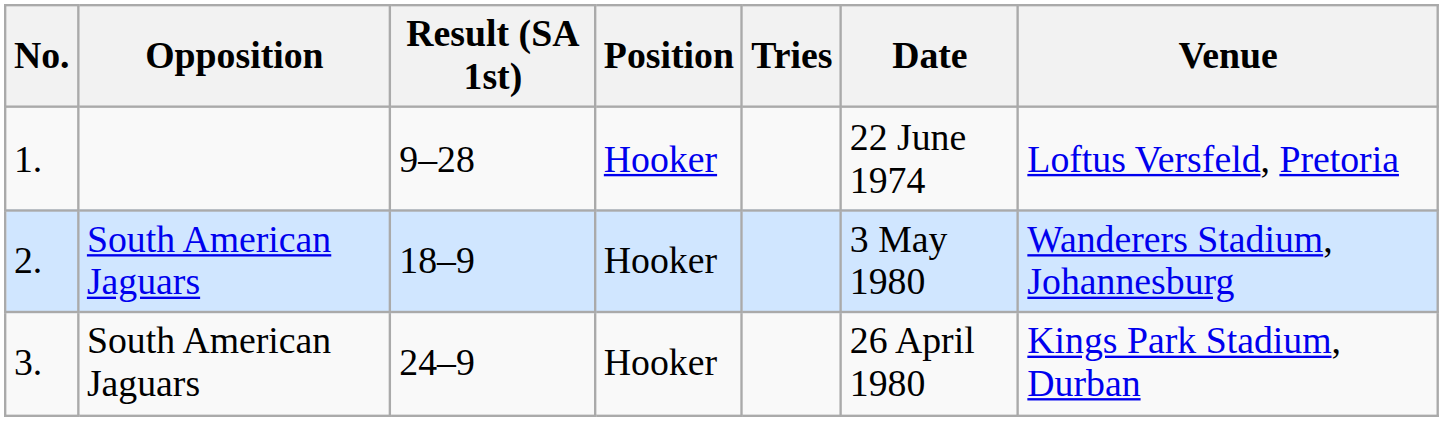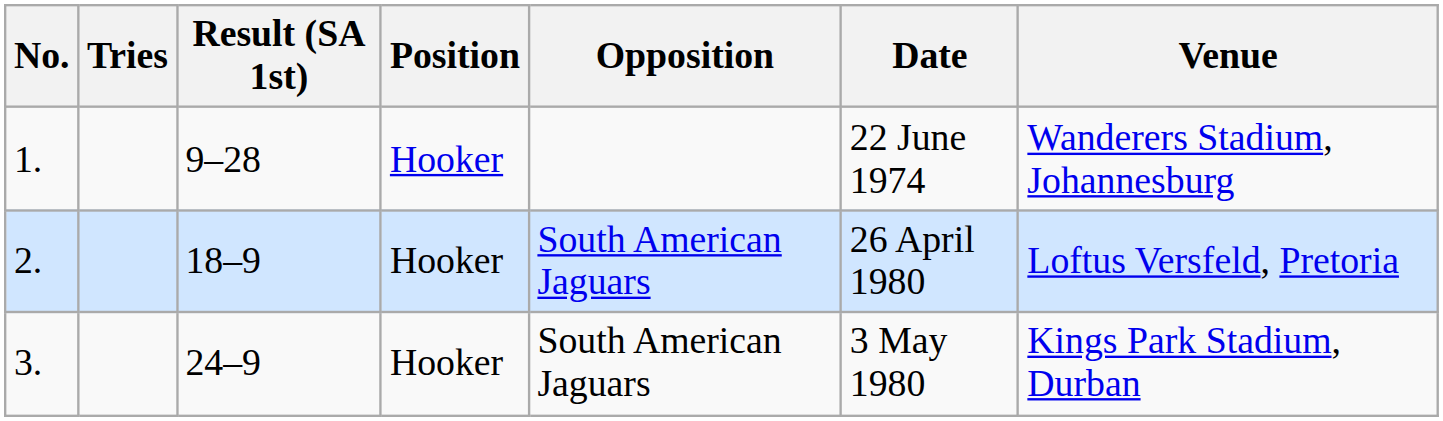columns swapped: (234, 55) <-> (792, 55)
(1213, 158) Loftus Versfeld, Pretoria -> (1180, 158) Wanderers Stadium, Johannesburg
(899, 260) 3 May 1980 -> (912, 260) 26 April 1980
(1180, 260) Wanderers Stadium, Johannesburg -> (1213, 260) Loftus Versfeld, Pretoria
(912, 362) 26 April 1980 -> (899, 362) 3 May 1980
